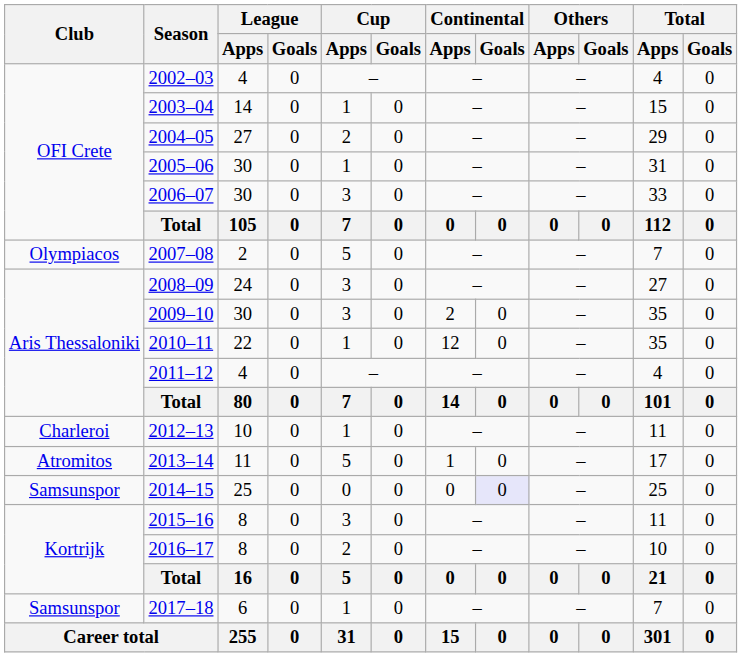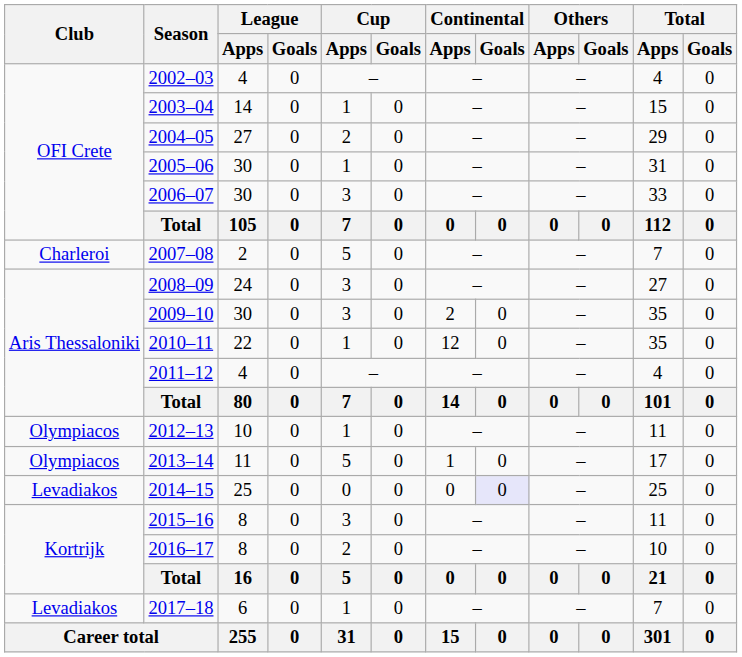(74, 254) Olympiacos -> (74, 254) Charleroi
(74, 431) Charleroi -> (74, 431) Olympiacos
(74, 460) Atromitos -> (74, 460) Olympiacos
(74, 490) Samsunspor -> (74, 490) Levadiakos
(74, 607) Samsunspor -> (74, 607) Levadiakos
